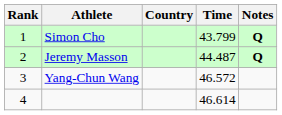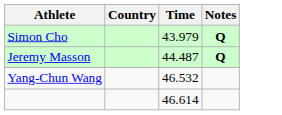- column: (23, 15)
(217, 36) 43.799 -> (180, 36) 43.979
(217, 78) 46.572 -> (180, 78) 46.532
